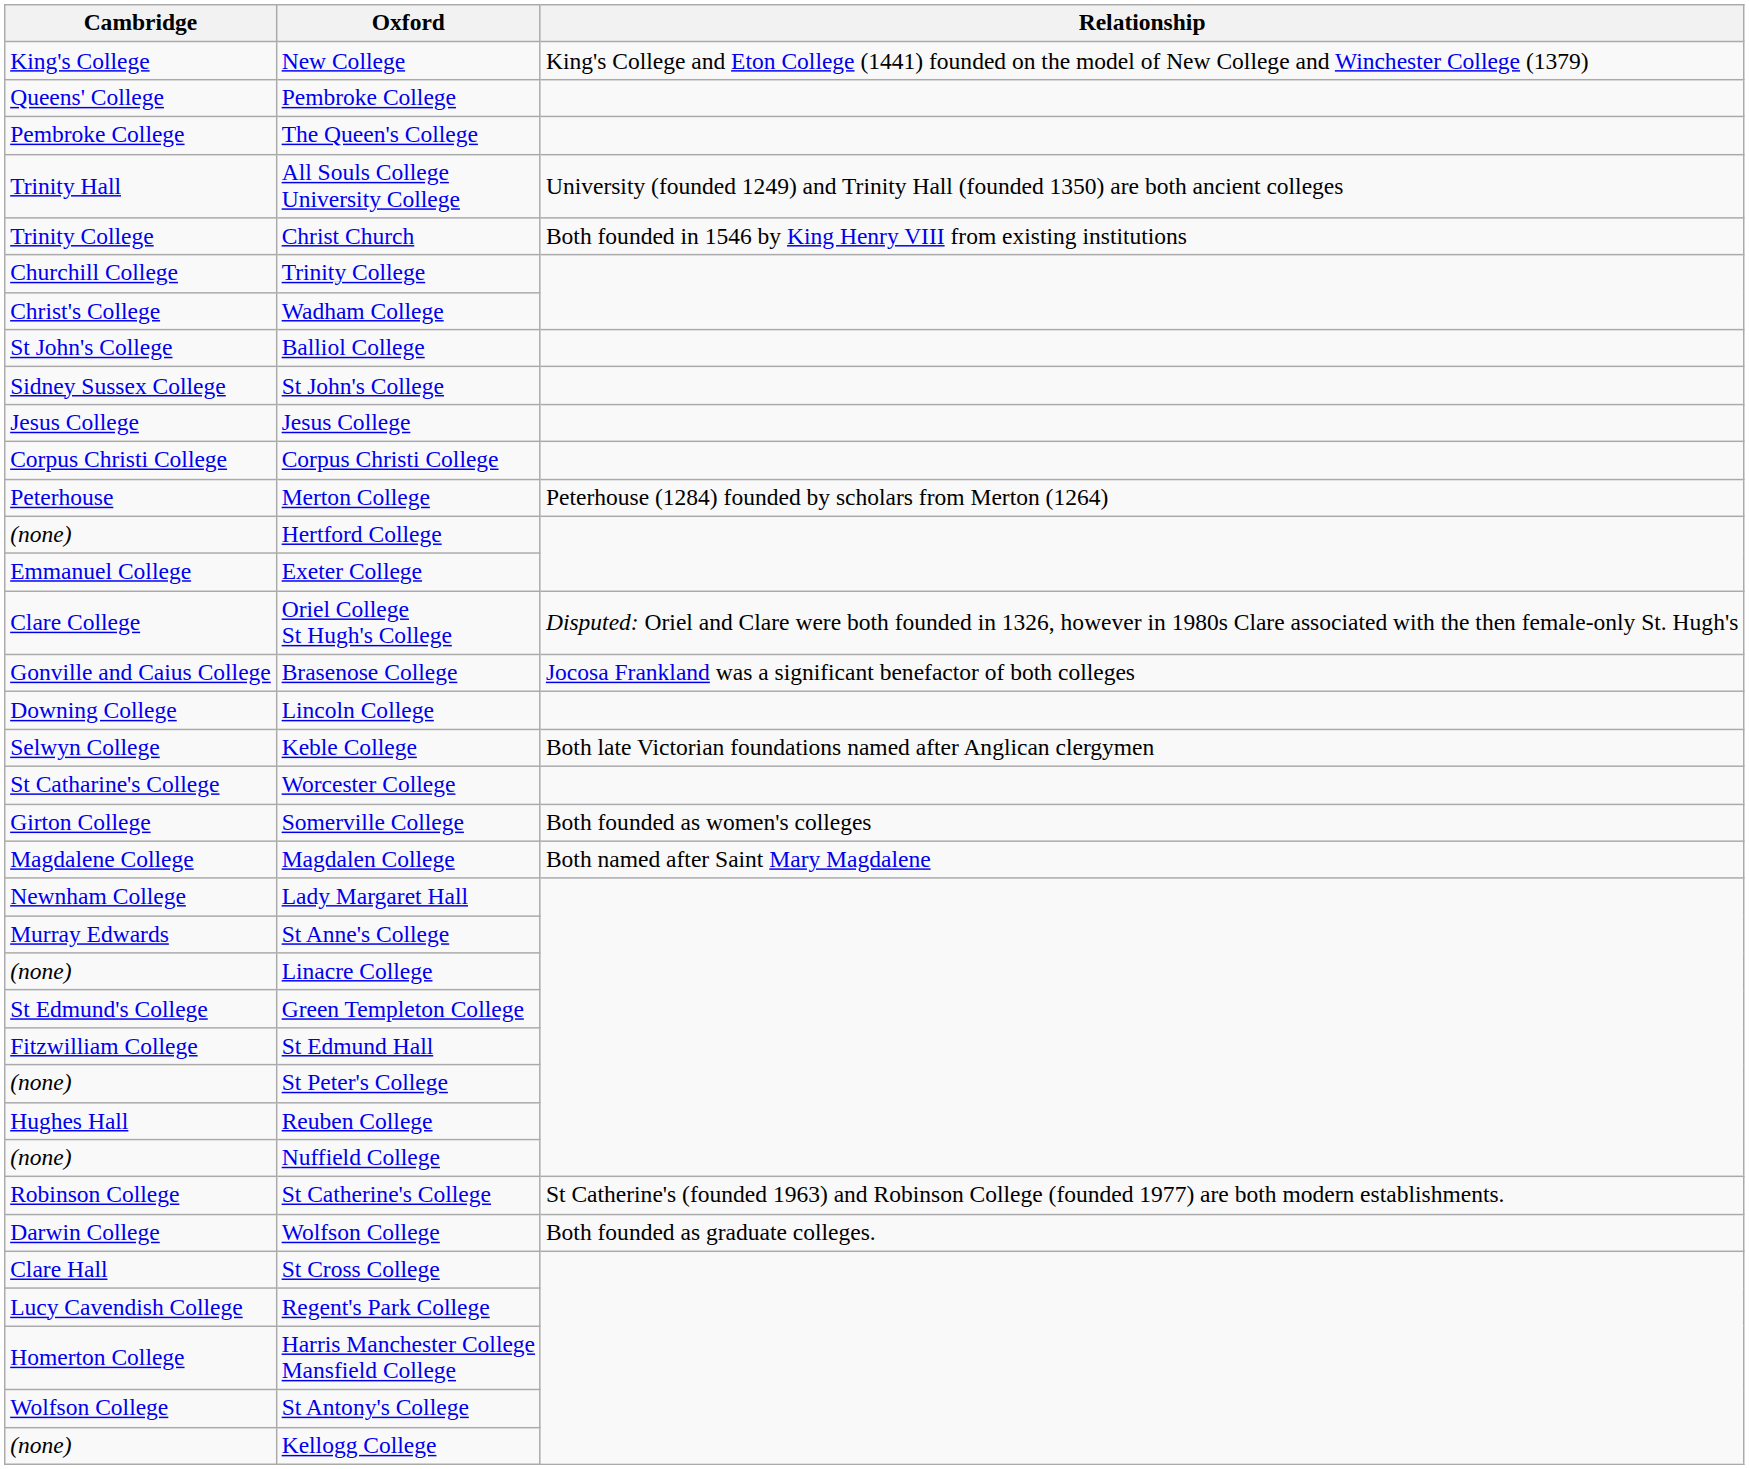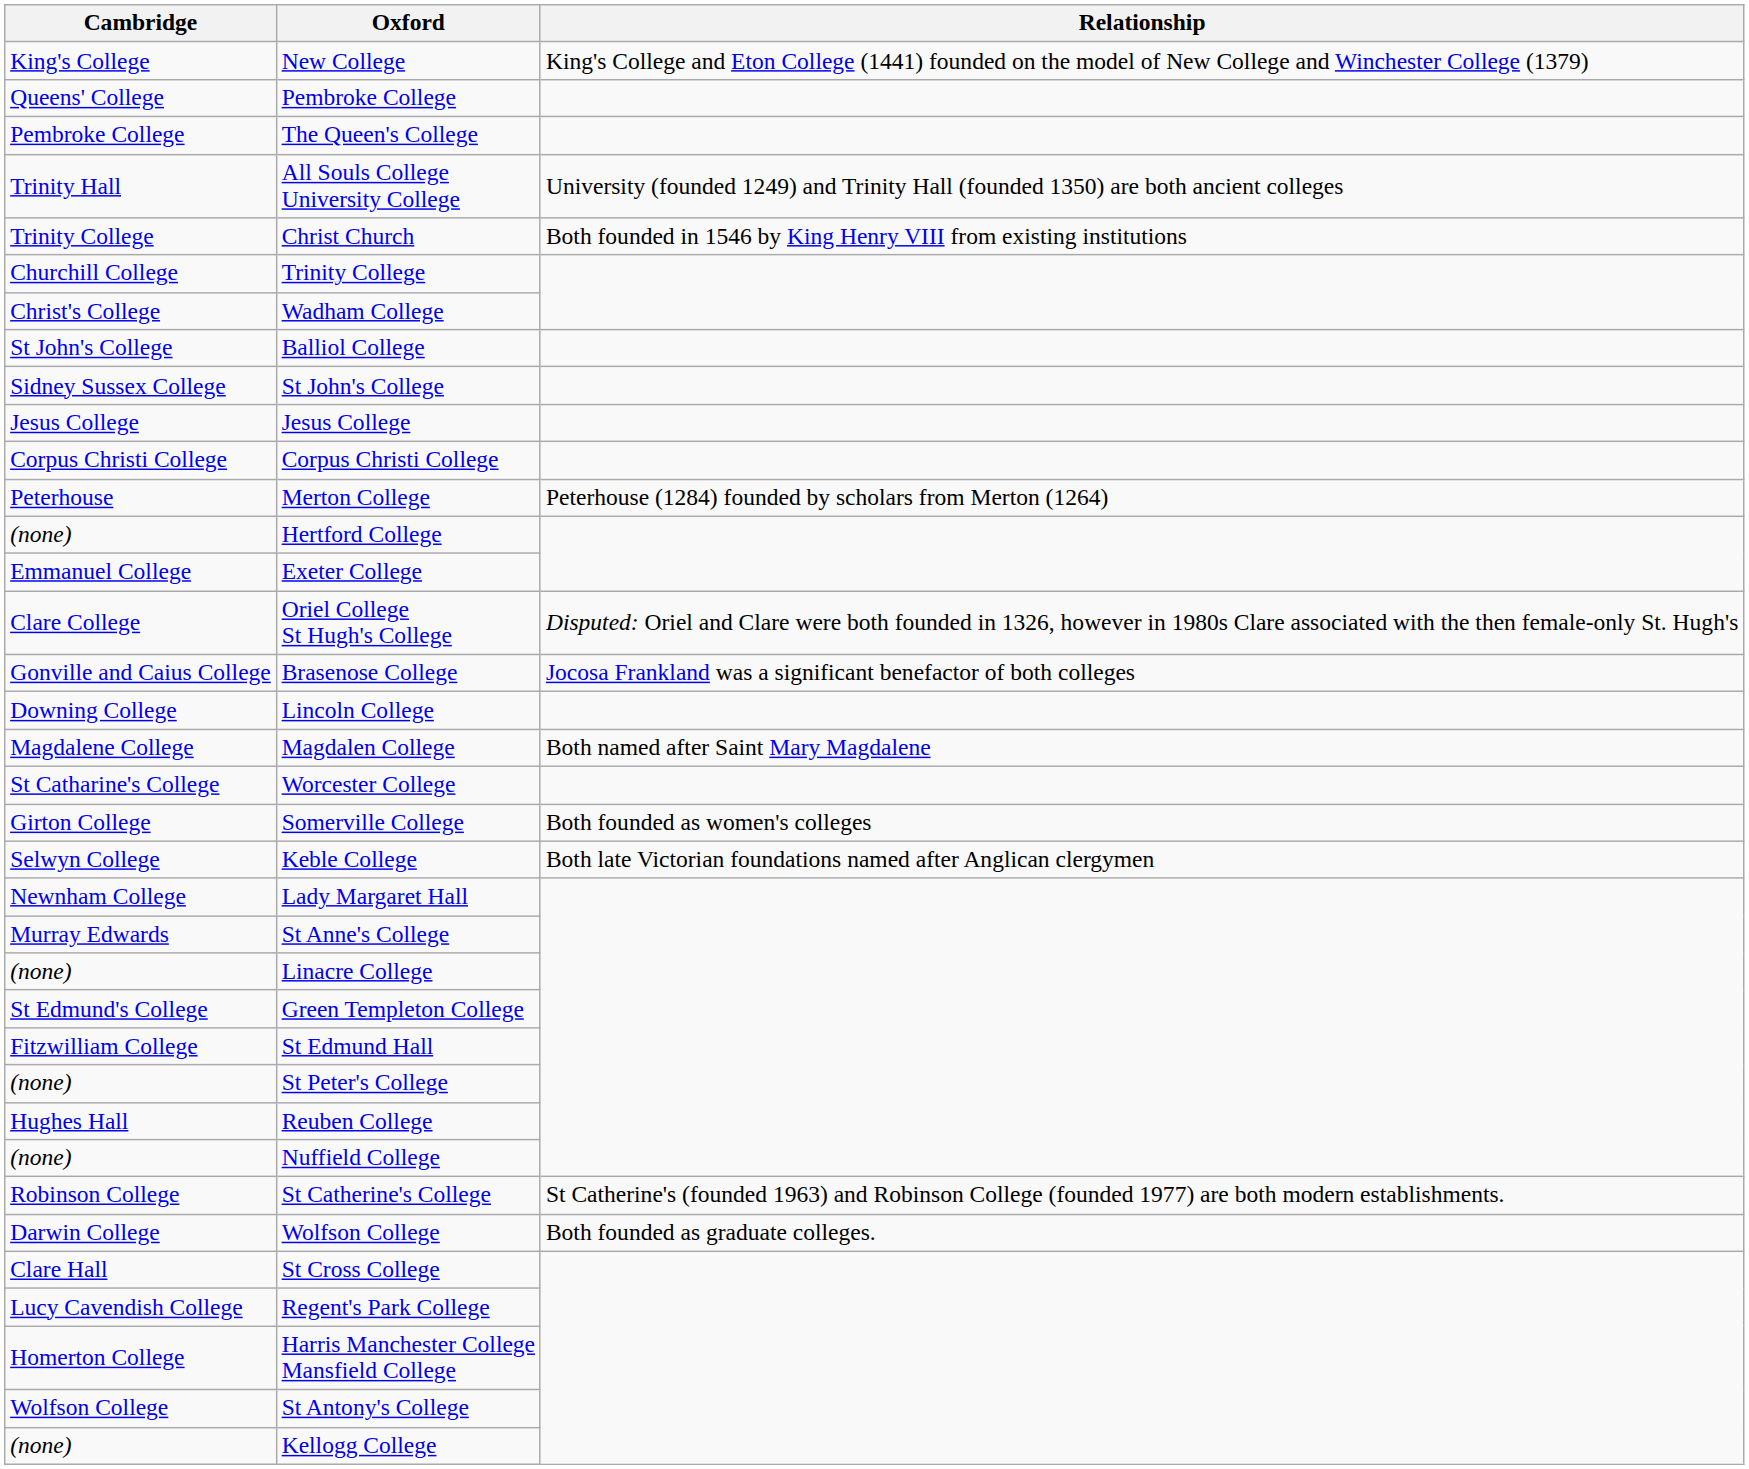rows swapped: (368, 859) <-> (349, 747)
